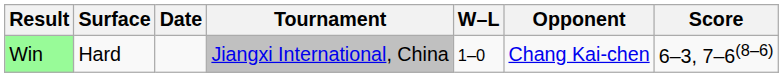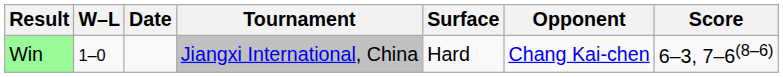columns swapped: (479, 20) <-> (114, 20)
